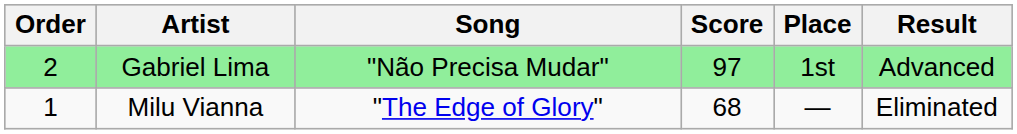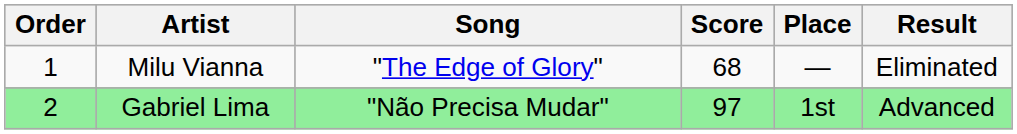rows swapped: (195, 107) <-> (195, 66)
